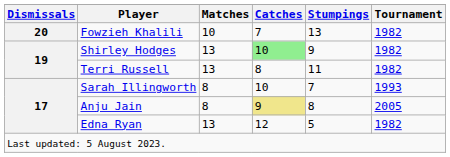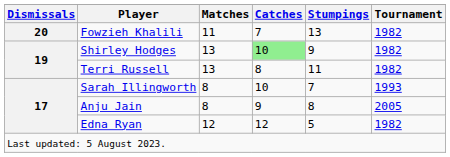(209, 32) 10 -> (209, 32) 11
(258, 106) khaki background -> (258, 106) no background
(209, 124) 13 -> (209, 124) 12
